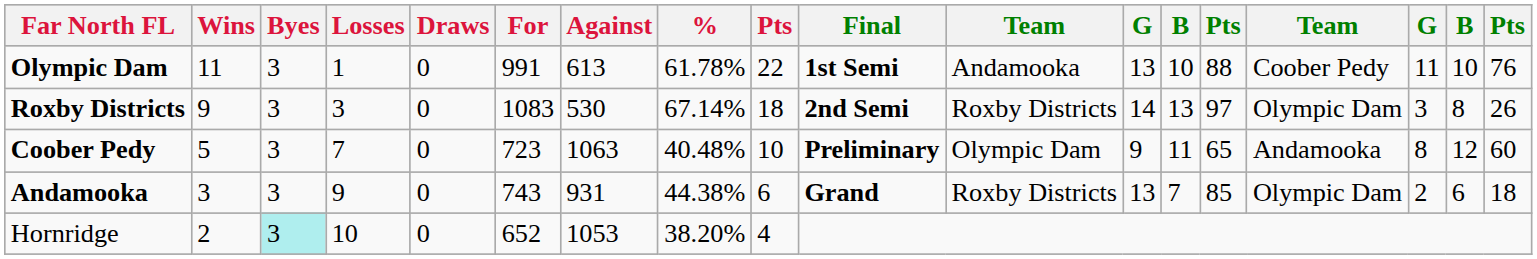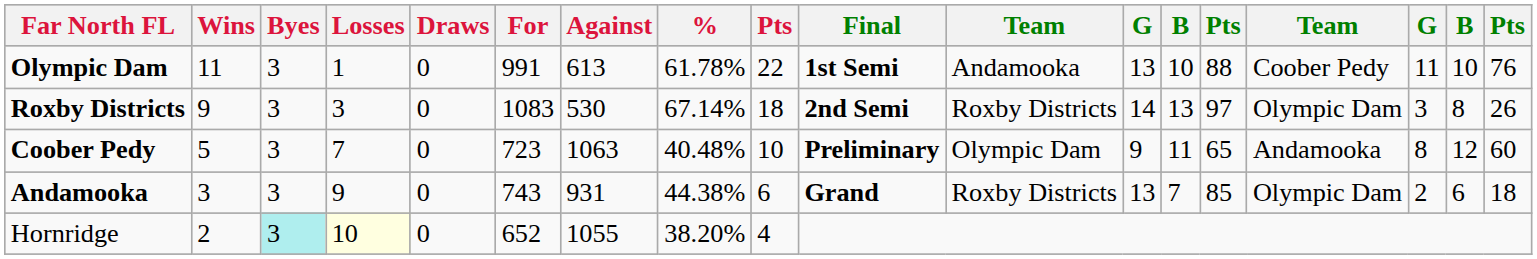(345, 233) no background -> (345, 233) lightyellow background
(592, 233) 1053 -> (592, 233) 1055
